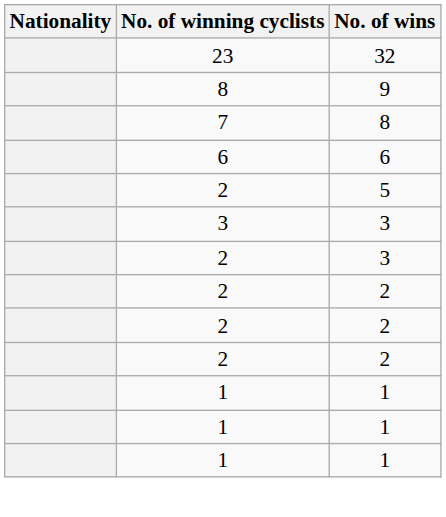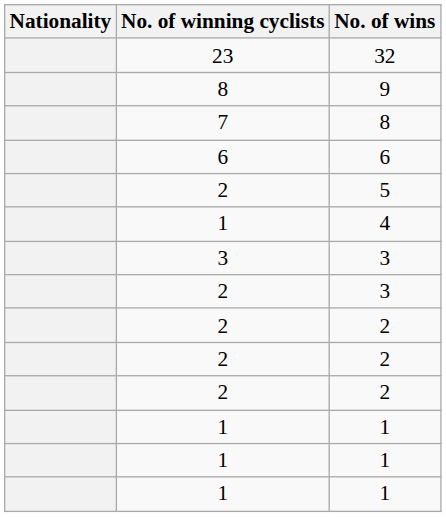+ row: (223, 223)
